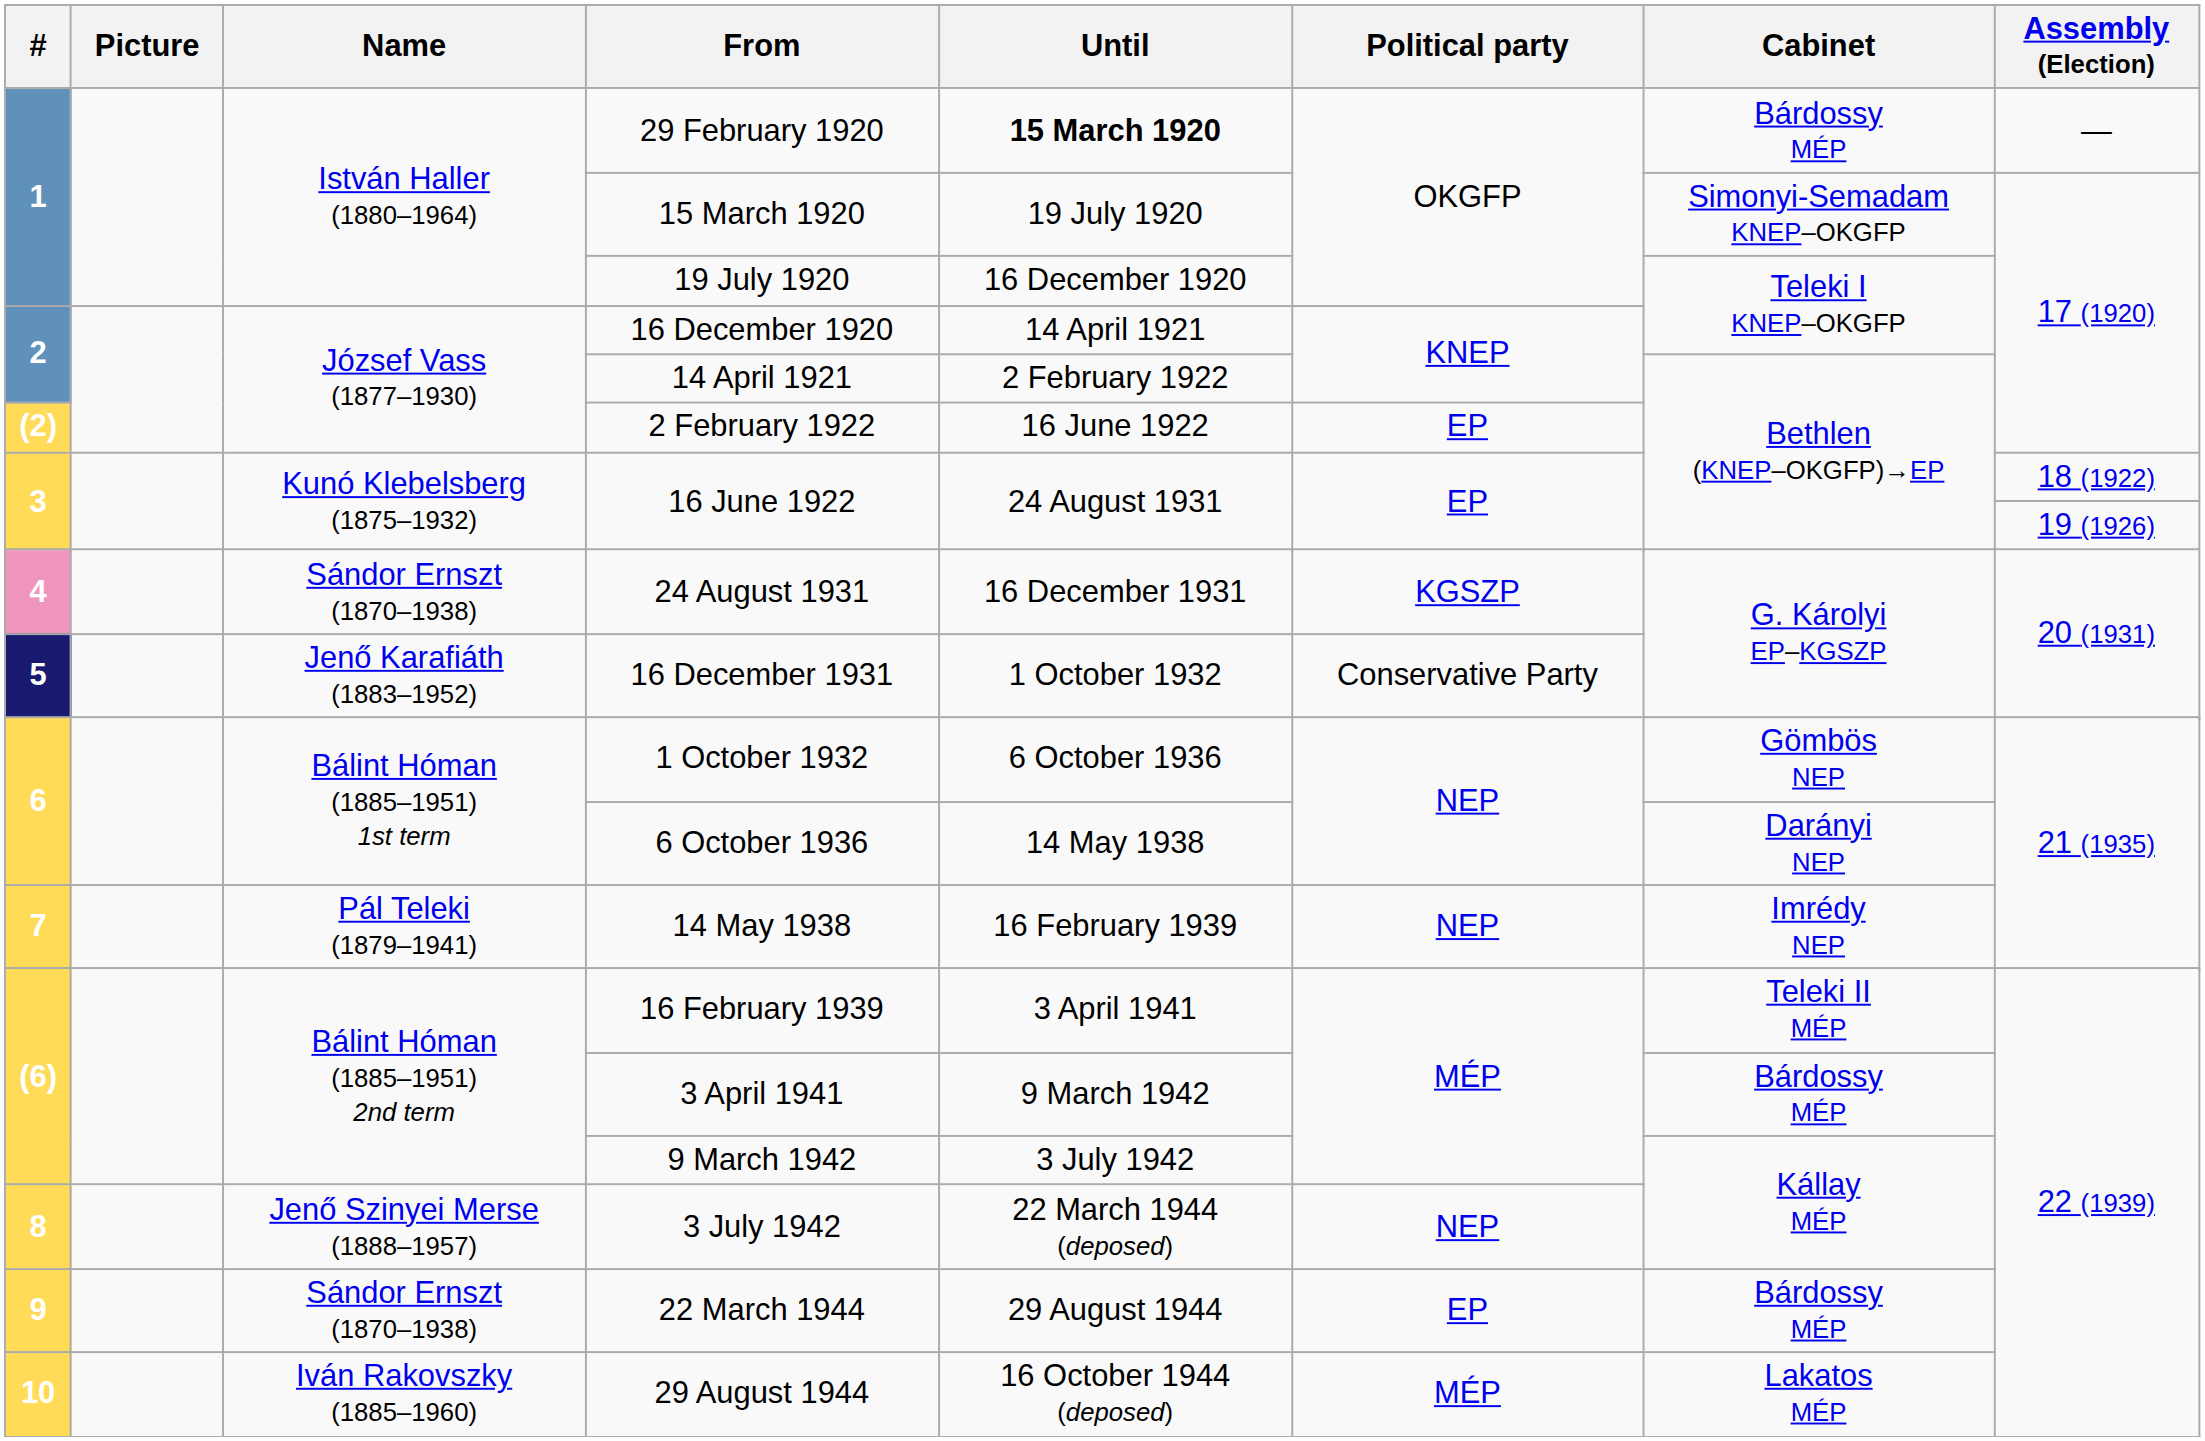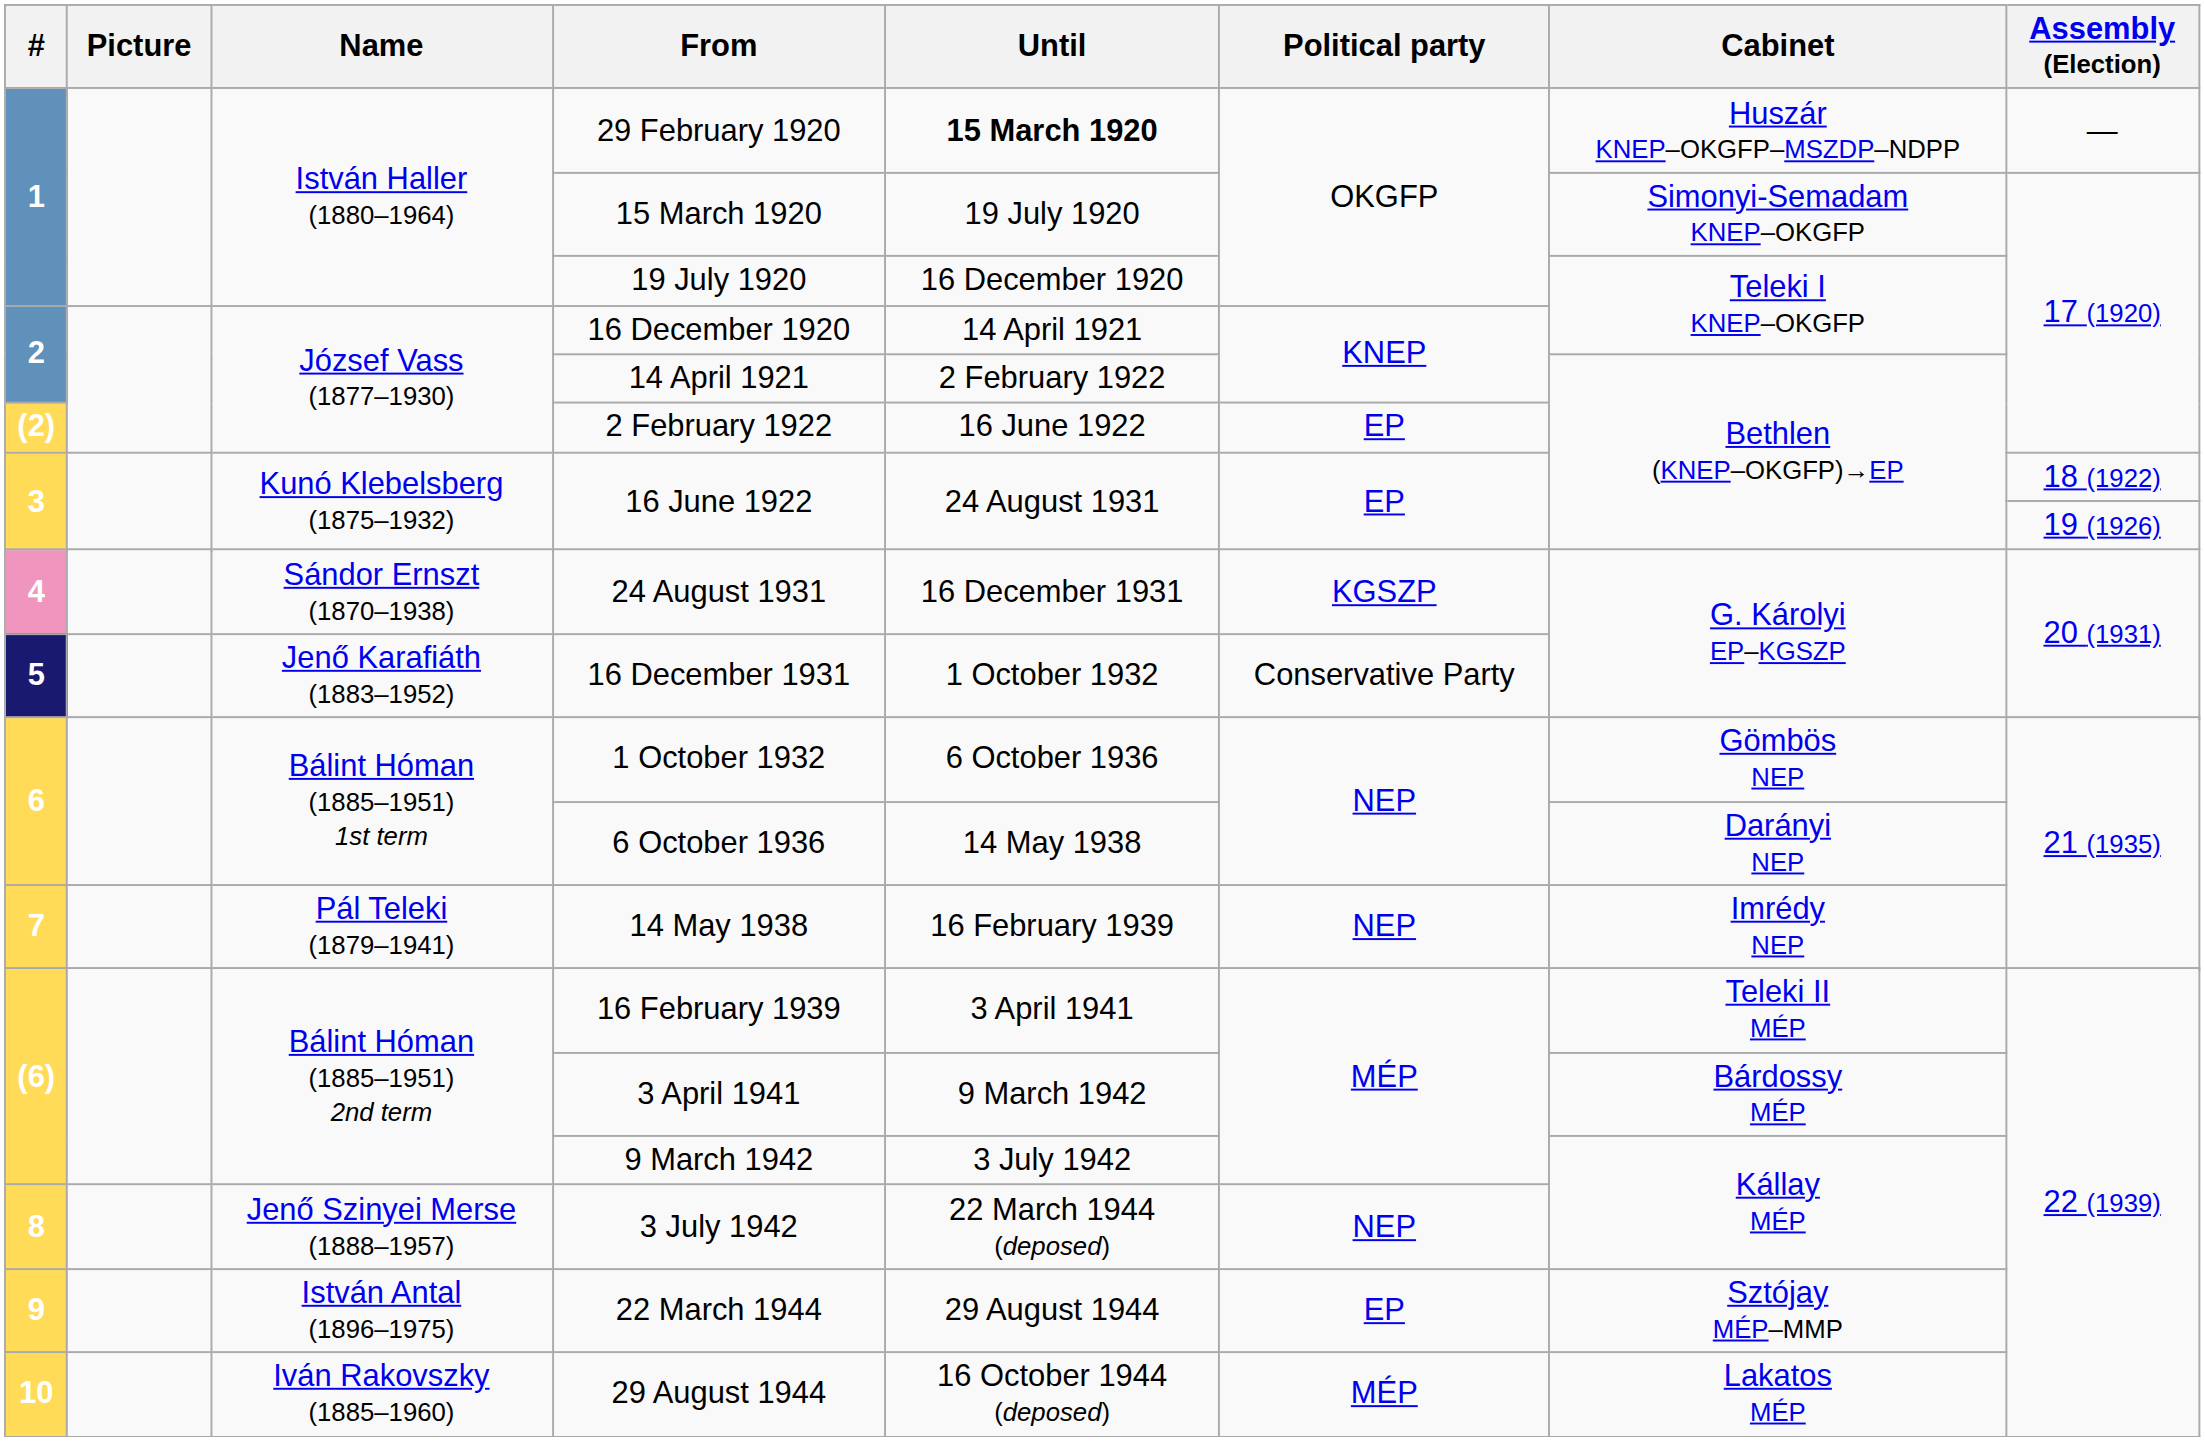(1819, 130) Bárdossy MÉP -> (1778, 130) Huszár KNEP–OKGFP–MSZDP–NDPP
(404, 1310) Sándor Ernszt (1870–1938) -> (381, 1310) István Antal (1896–1975)
(1819, 1310) Bárdossy MÉP -> (1778, 1310) Sztójay MÉP–MMP
